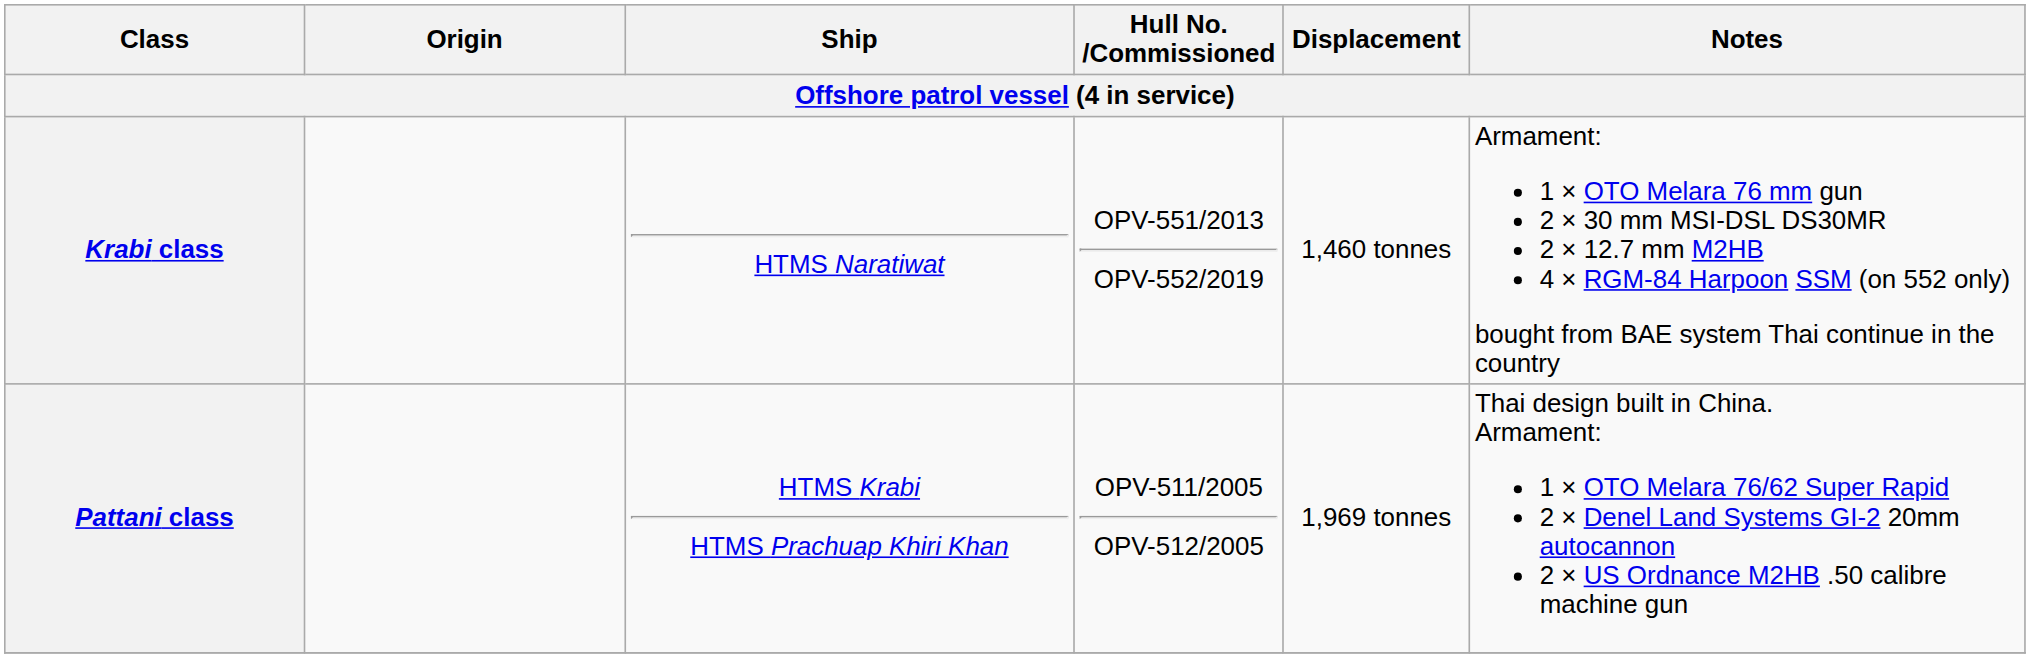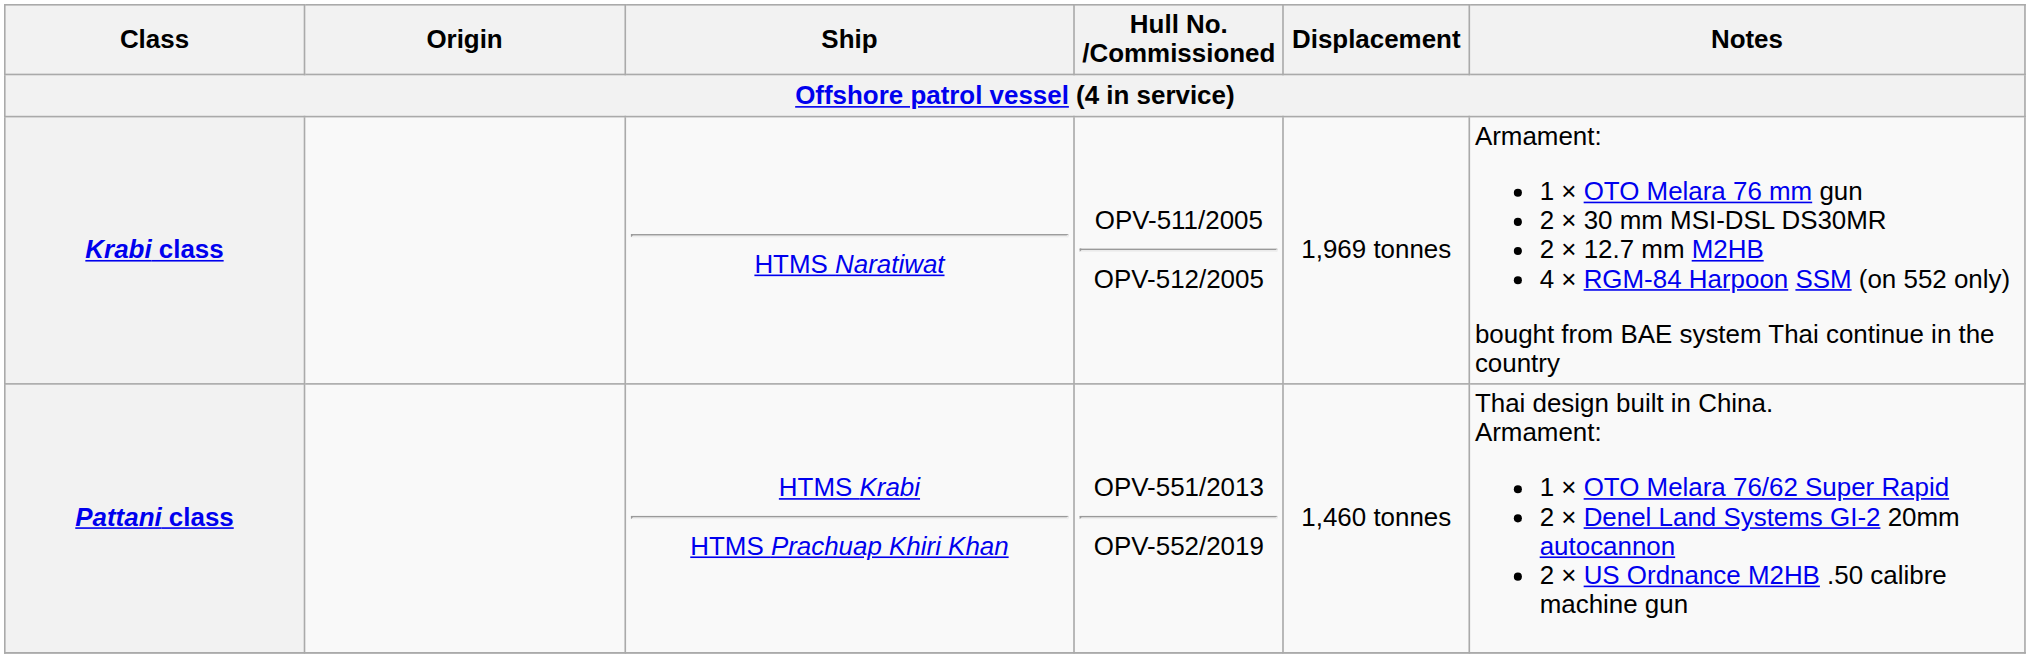(1179, 249) OPV-551/2013 OPV-552/2019 -> (1179, 249) OPV-511/2005 OPV-512/2005
(1376, 249) 1,460 tonnes -> (1376, 249) 1,969 tonnes
(1179, 517) OPV-511/2005 OPV-512/2005 -> (1179, 517) OPV-551/2013 OPV-552/2019
(1376, 517) 1,969 tonnes -> (1376, 517) 1,460 tonnes
